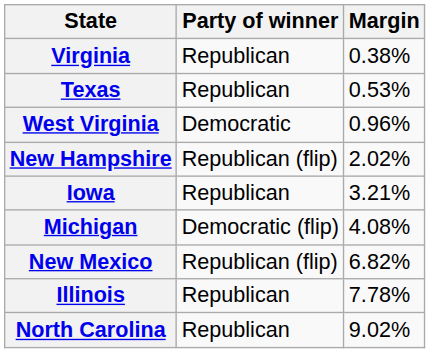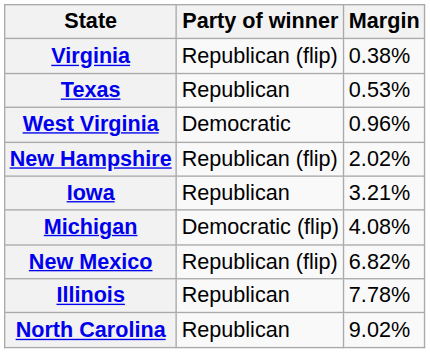(236, 55) Republican -> (260, 55) Republican (flip)
